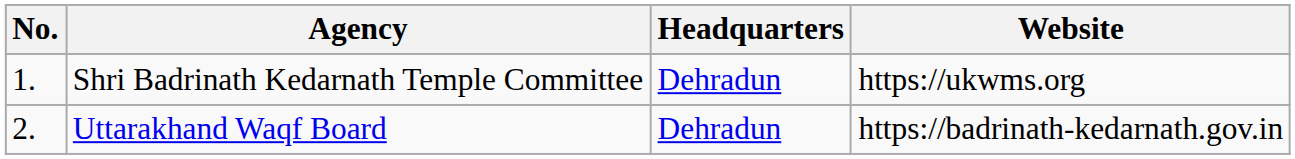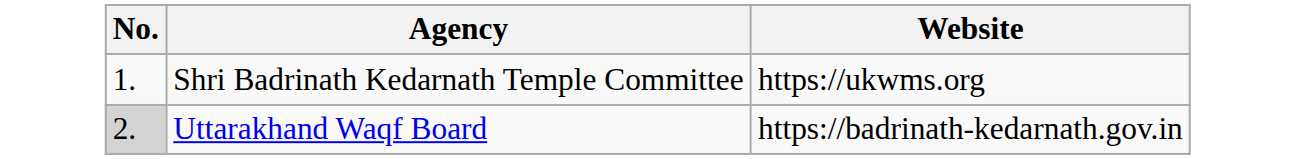- column: (751, 29)
(24, 128) no background -> (124, 128) lightgrey background
